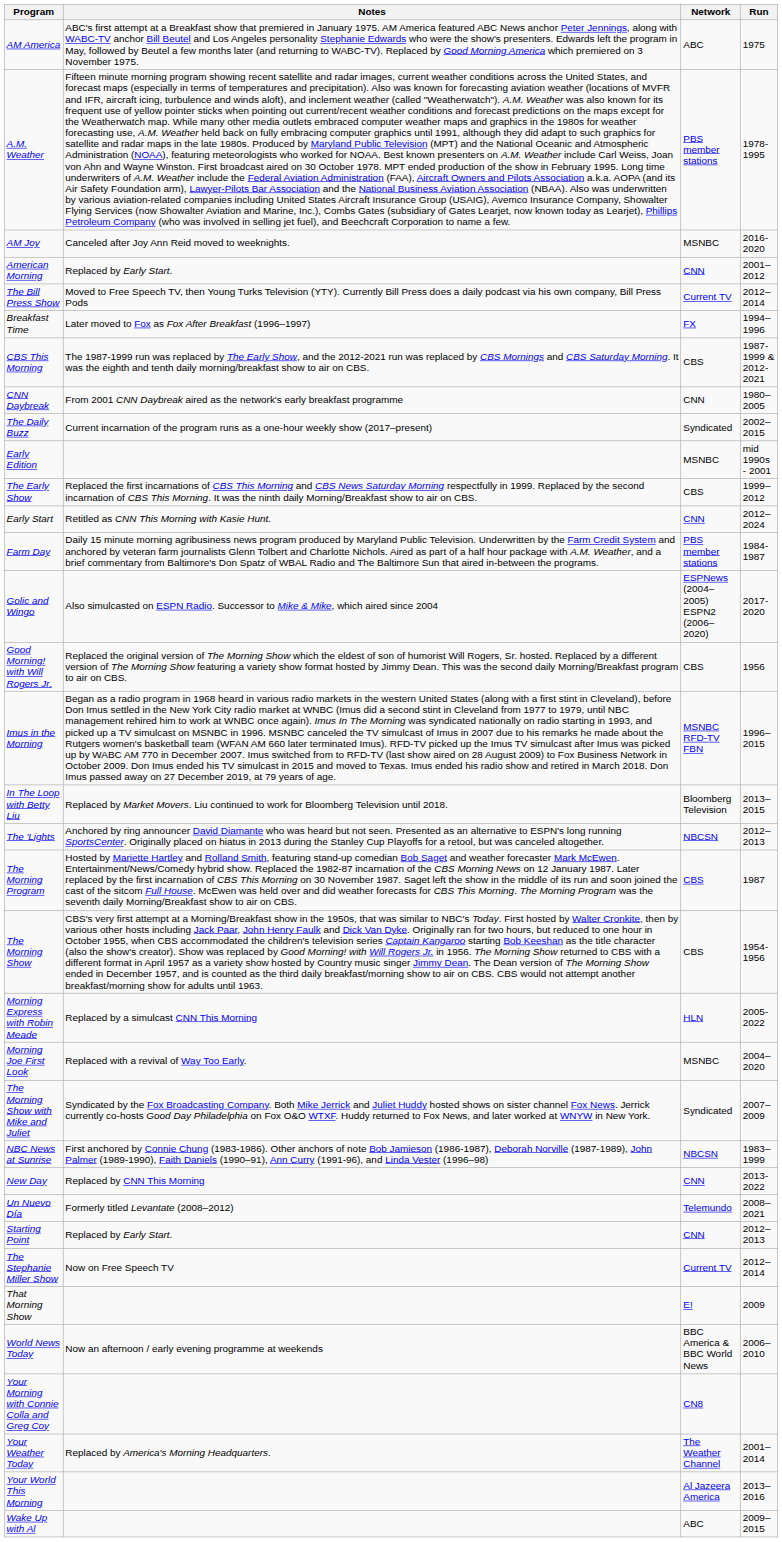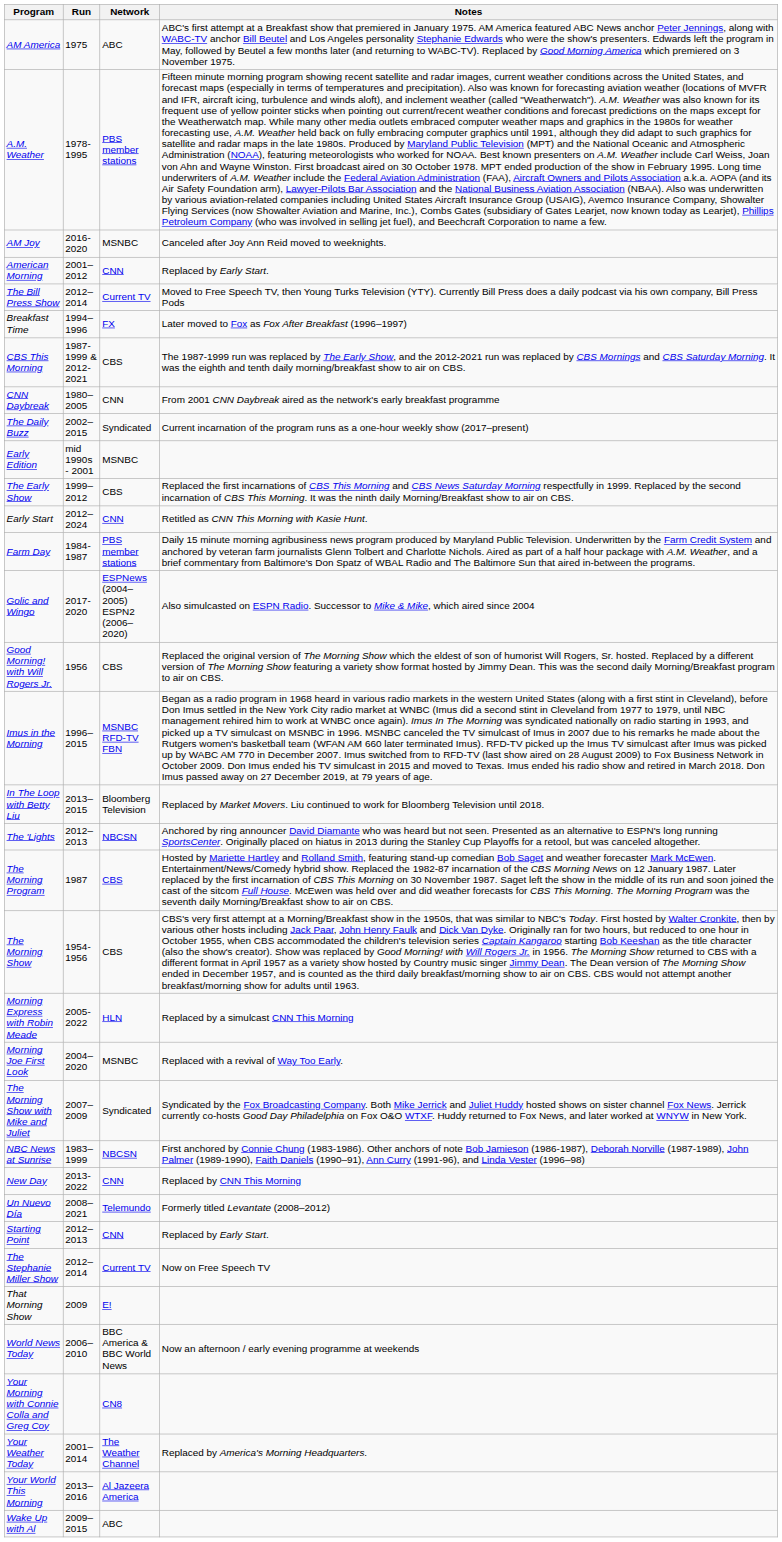columns swapped: (759, 12) <-> (372, 12)
